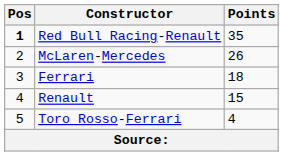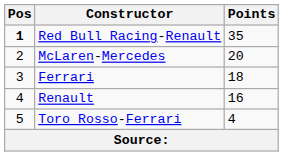(236, 57) 26 -> (236, 57) 20
(236, 99) 15 -> (236, 99) 16
